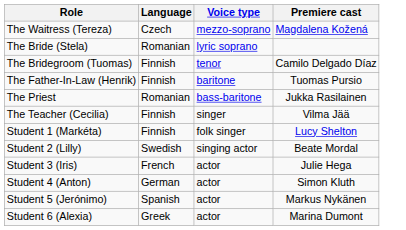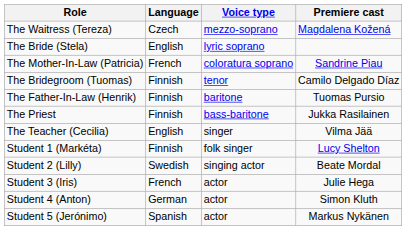(165, 47) Romanian -> (166, 47) English
+ row: (75, 64)
(165, 98) Romanian -> (165, 115) Finnish
(158, 115) Finnish -> (166, 132) English
- row: (49, 217)
